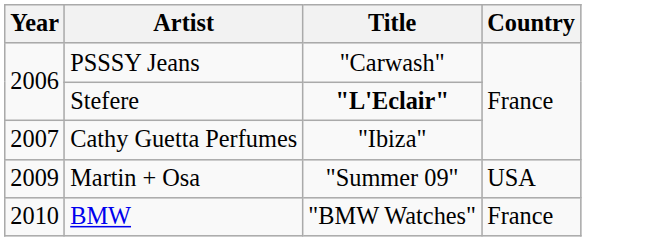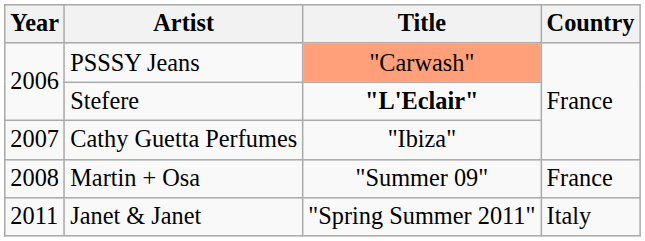(392, 62) no background -> (422, 62) lightsalmon background
(35, 178) 2009 -> (35, 178) 2008
(512, 178) USA -> (580, 178) France
- row: (101, 216)
+ row: (136, 216)
